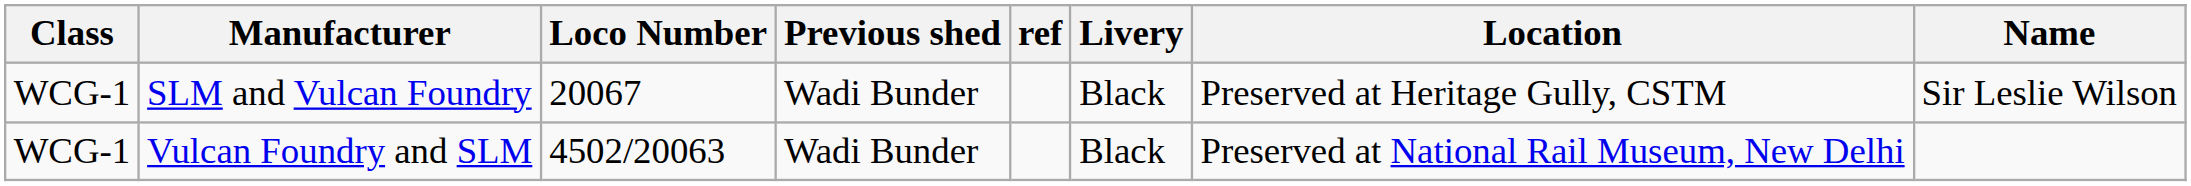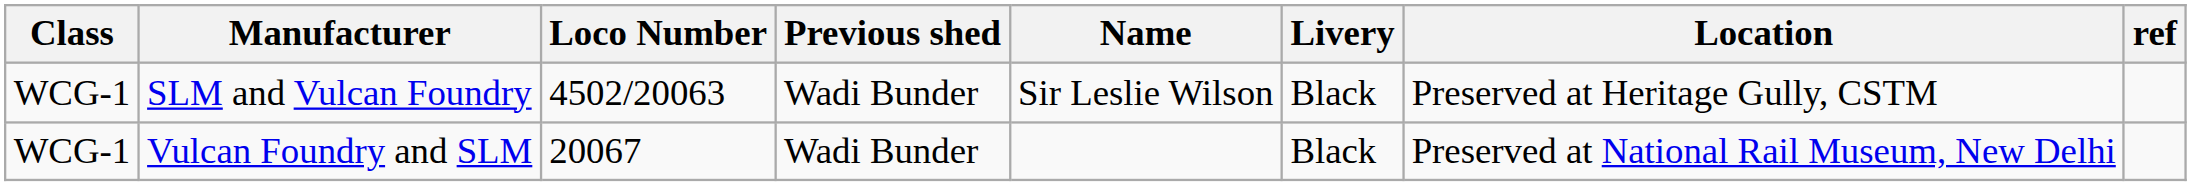columns swapped: (2049, 33) <-> (1040, 33)
(595, 92) 20067 -> (637, 92) 4502/20063
(637, 150) 4502/20063 -> (595, 150) 20067
